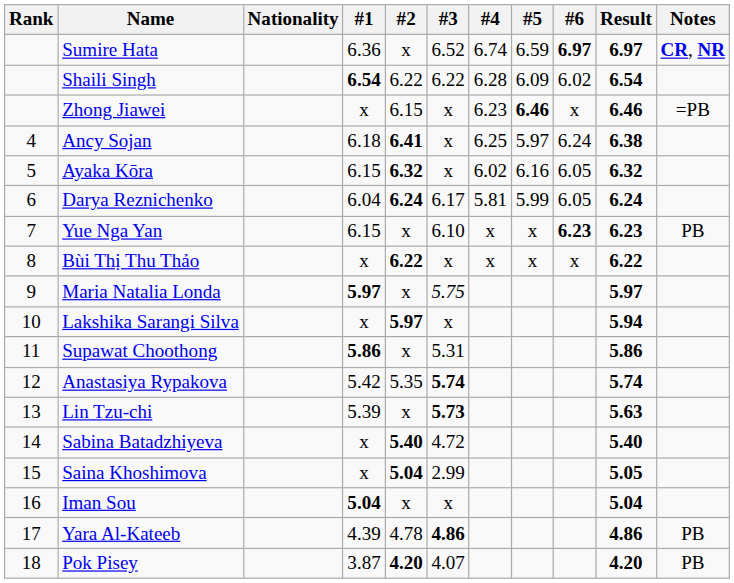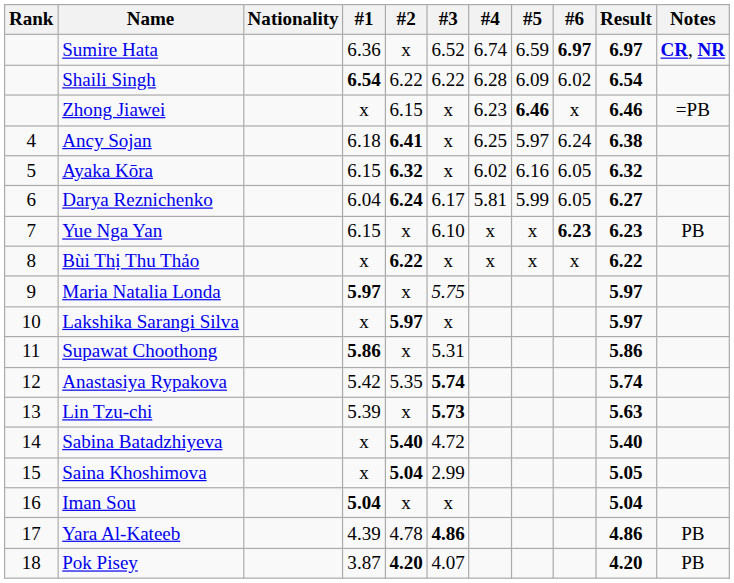(626, 200) 6.24 -> (626, 200) 6.27
(626, 321) 5.94 -> (626, 321) 5.97
